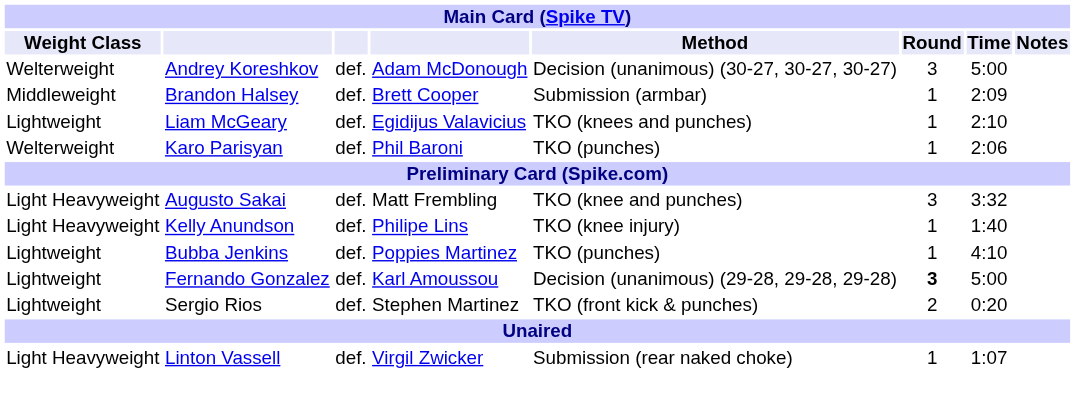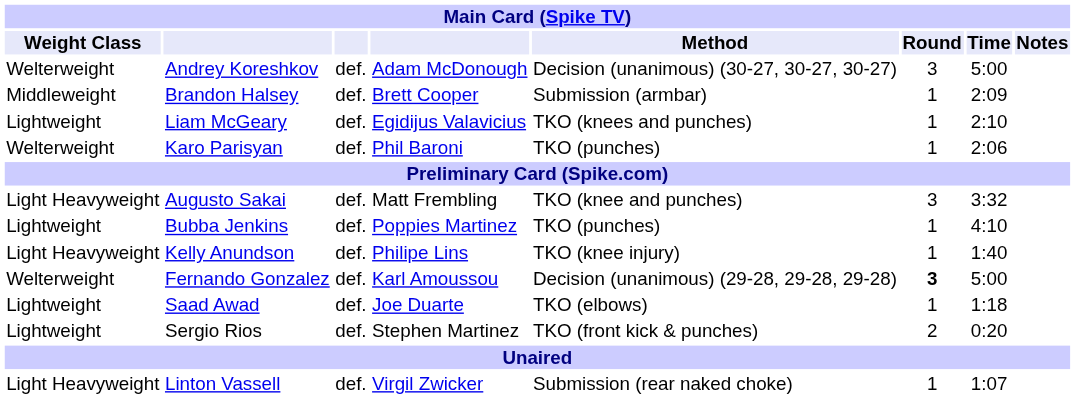rows swapped: (227, 252) <-> (230, 226)
(54, 279) Lightweight -> (60, 279) Welterweight
+ row: (212, 305)
